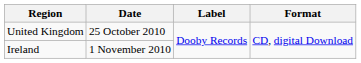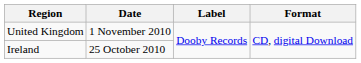(127, 31) 25 October 2010 -> (130, 31) 1 November 2010
(130, 49) 1 November 2010 -> (127, 49) 25 October 2010
